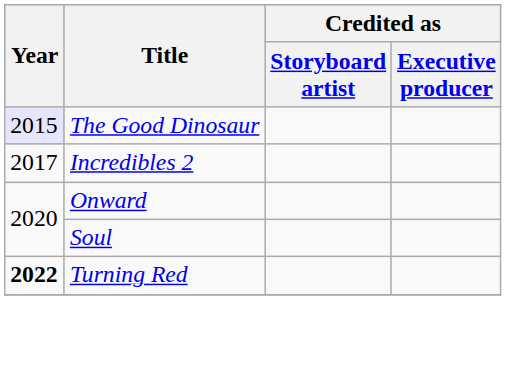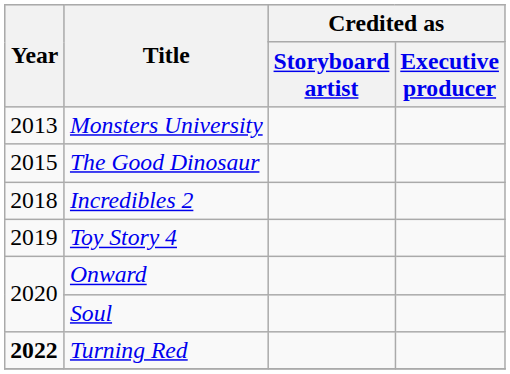+ row: (166, 125)
(34, 125) lavender background -> (34, 162) no background
(34, 162) 2017 -> (34, 200) 2018
+ row: (123, 237)
